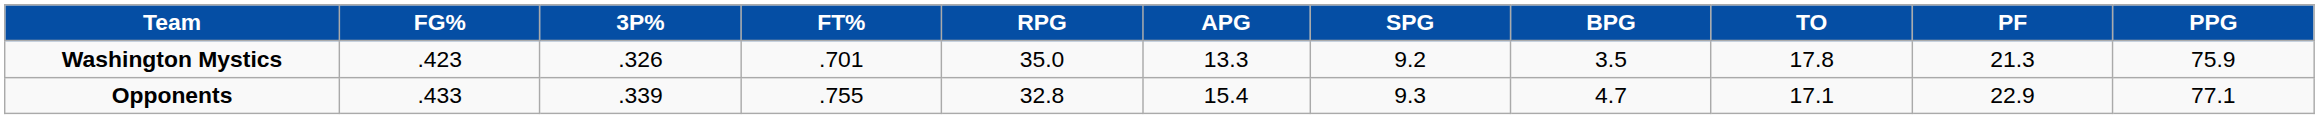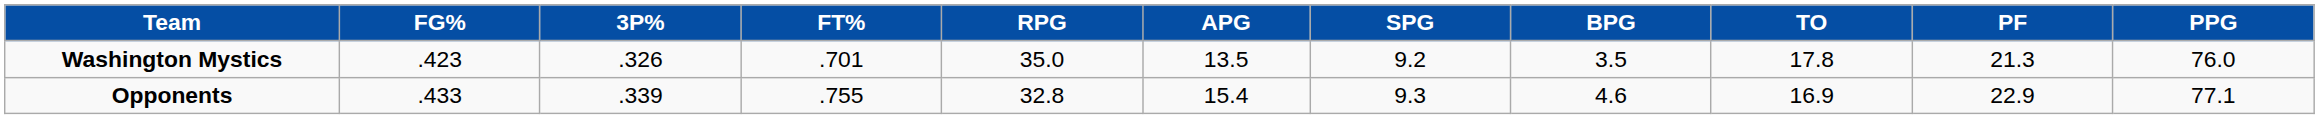(1226, 58) 13.3 -> (1226, 58) 13.5
(2213, 58) 75.9 -> (2213, 58) 76.0
(1611, 95) 4.7 -> (1611, 95) 4.6
(1812, 95) 17.1 -> (1812, 95) 16.9
